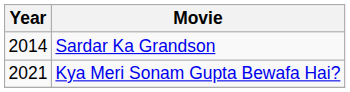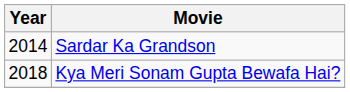(28, 73) 2021 -> (28, 73) 2018
